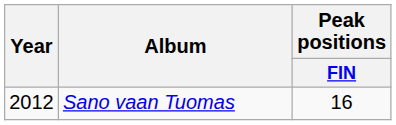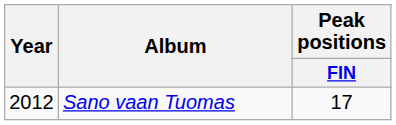(342, 103) 16 -> (342, 103) 17
